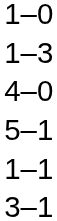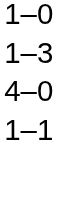- row: (29, 130)
- row: (29, 207)
